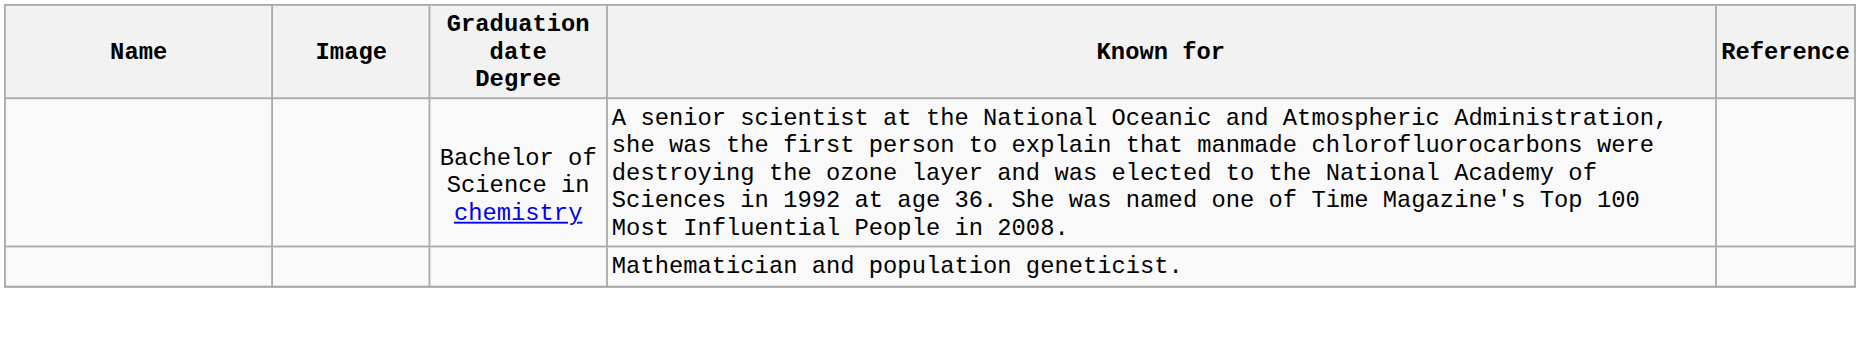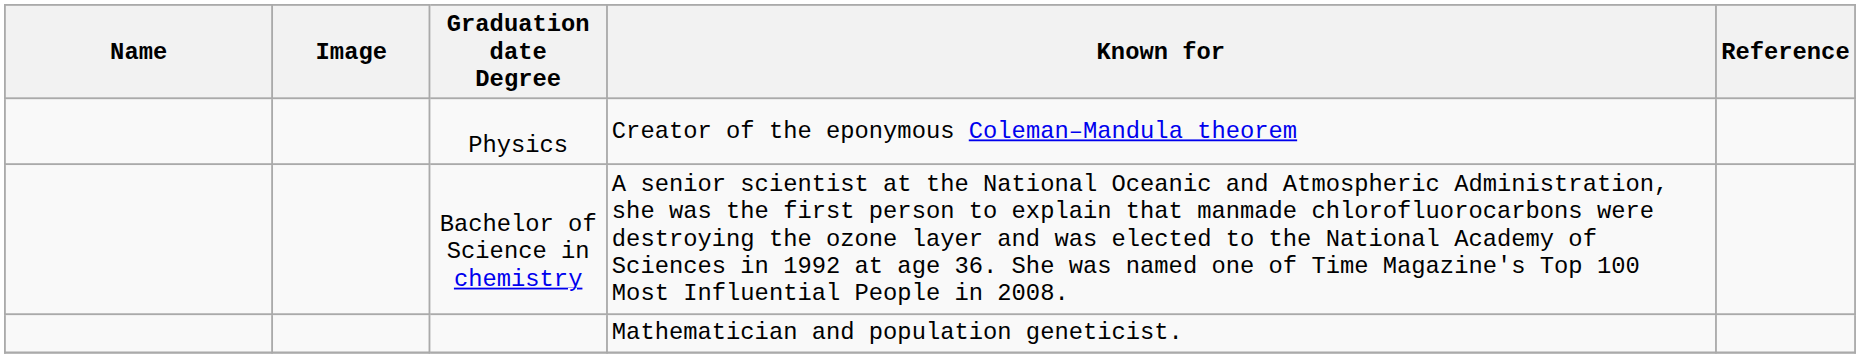+ row: (518, 145)
